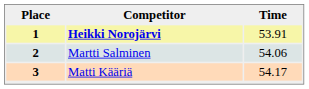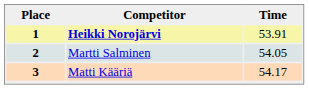(273, 53) 54.06 -> (273, 53) 54.05
